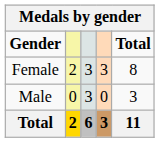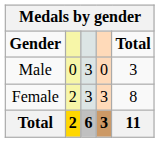rows swapped: (35, 97) <-> (35, 70)
